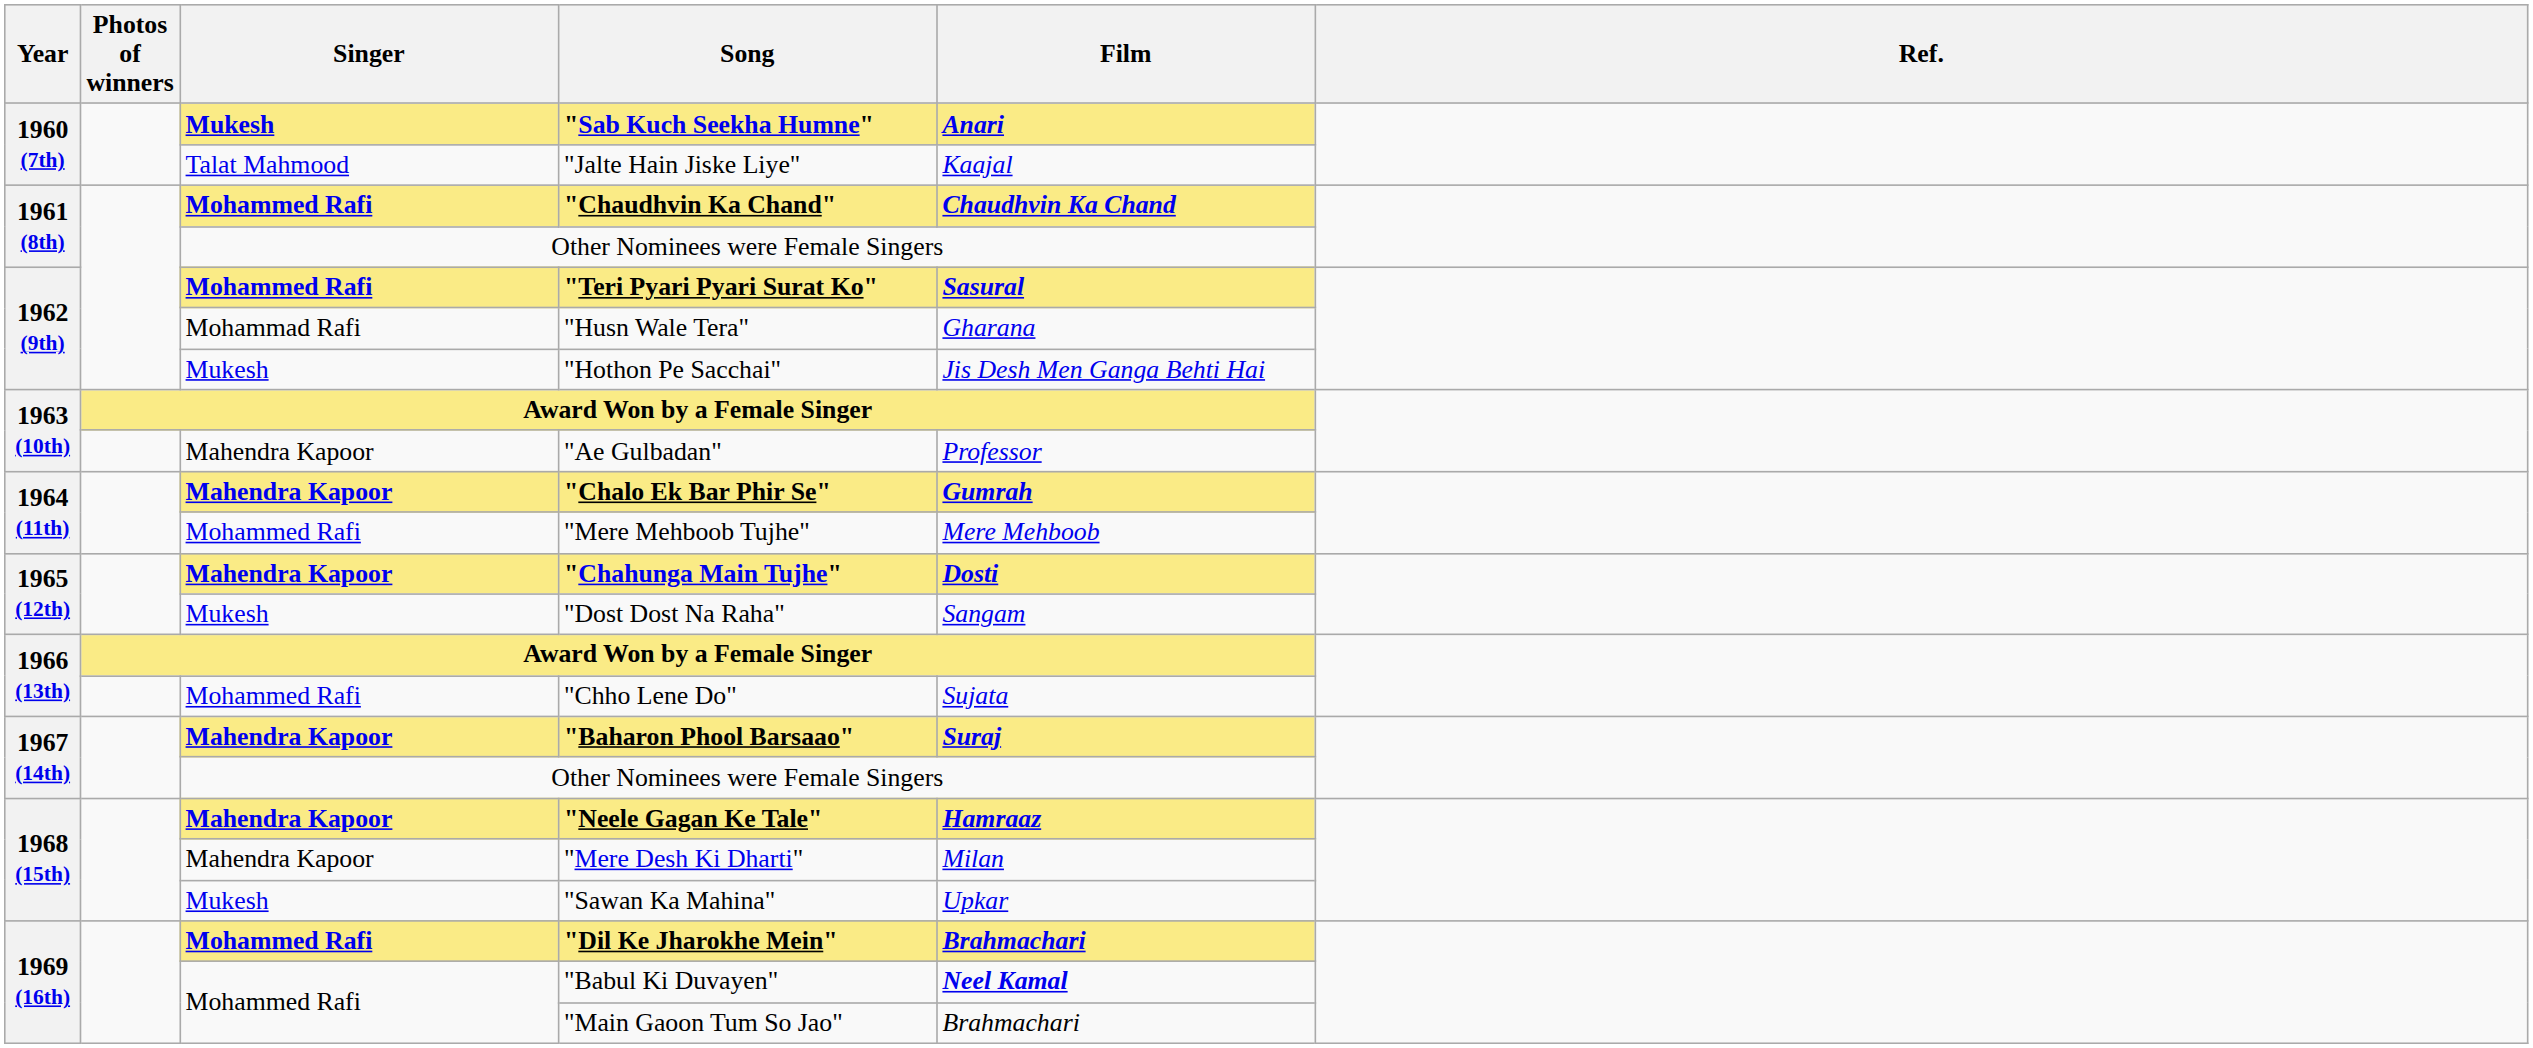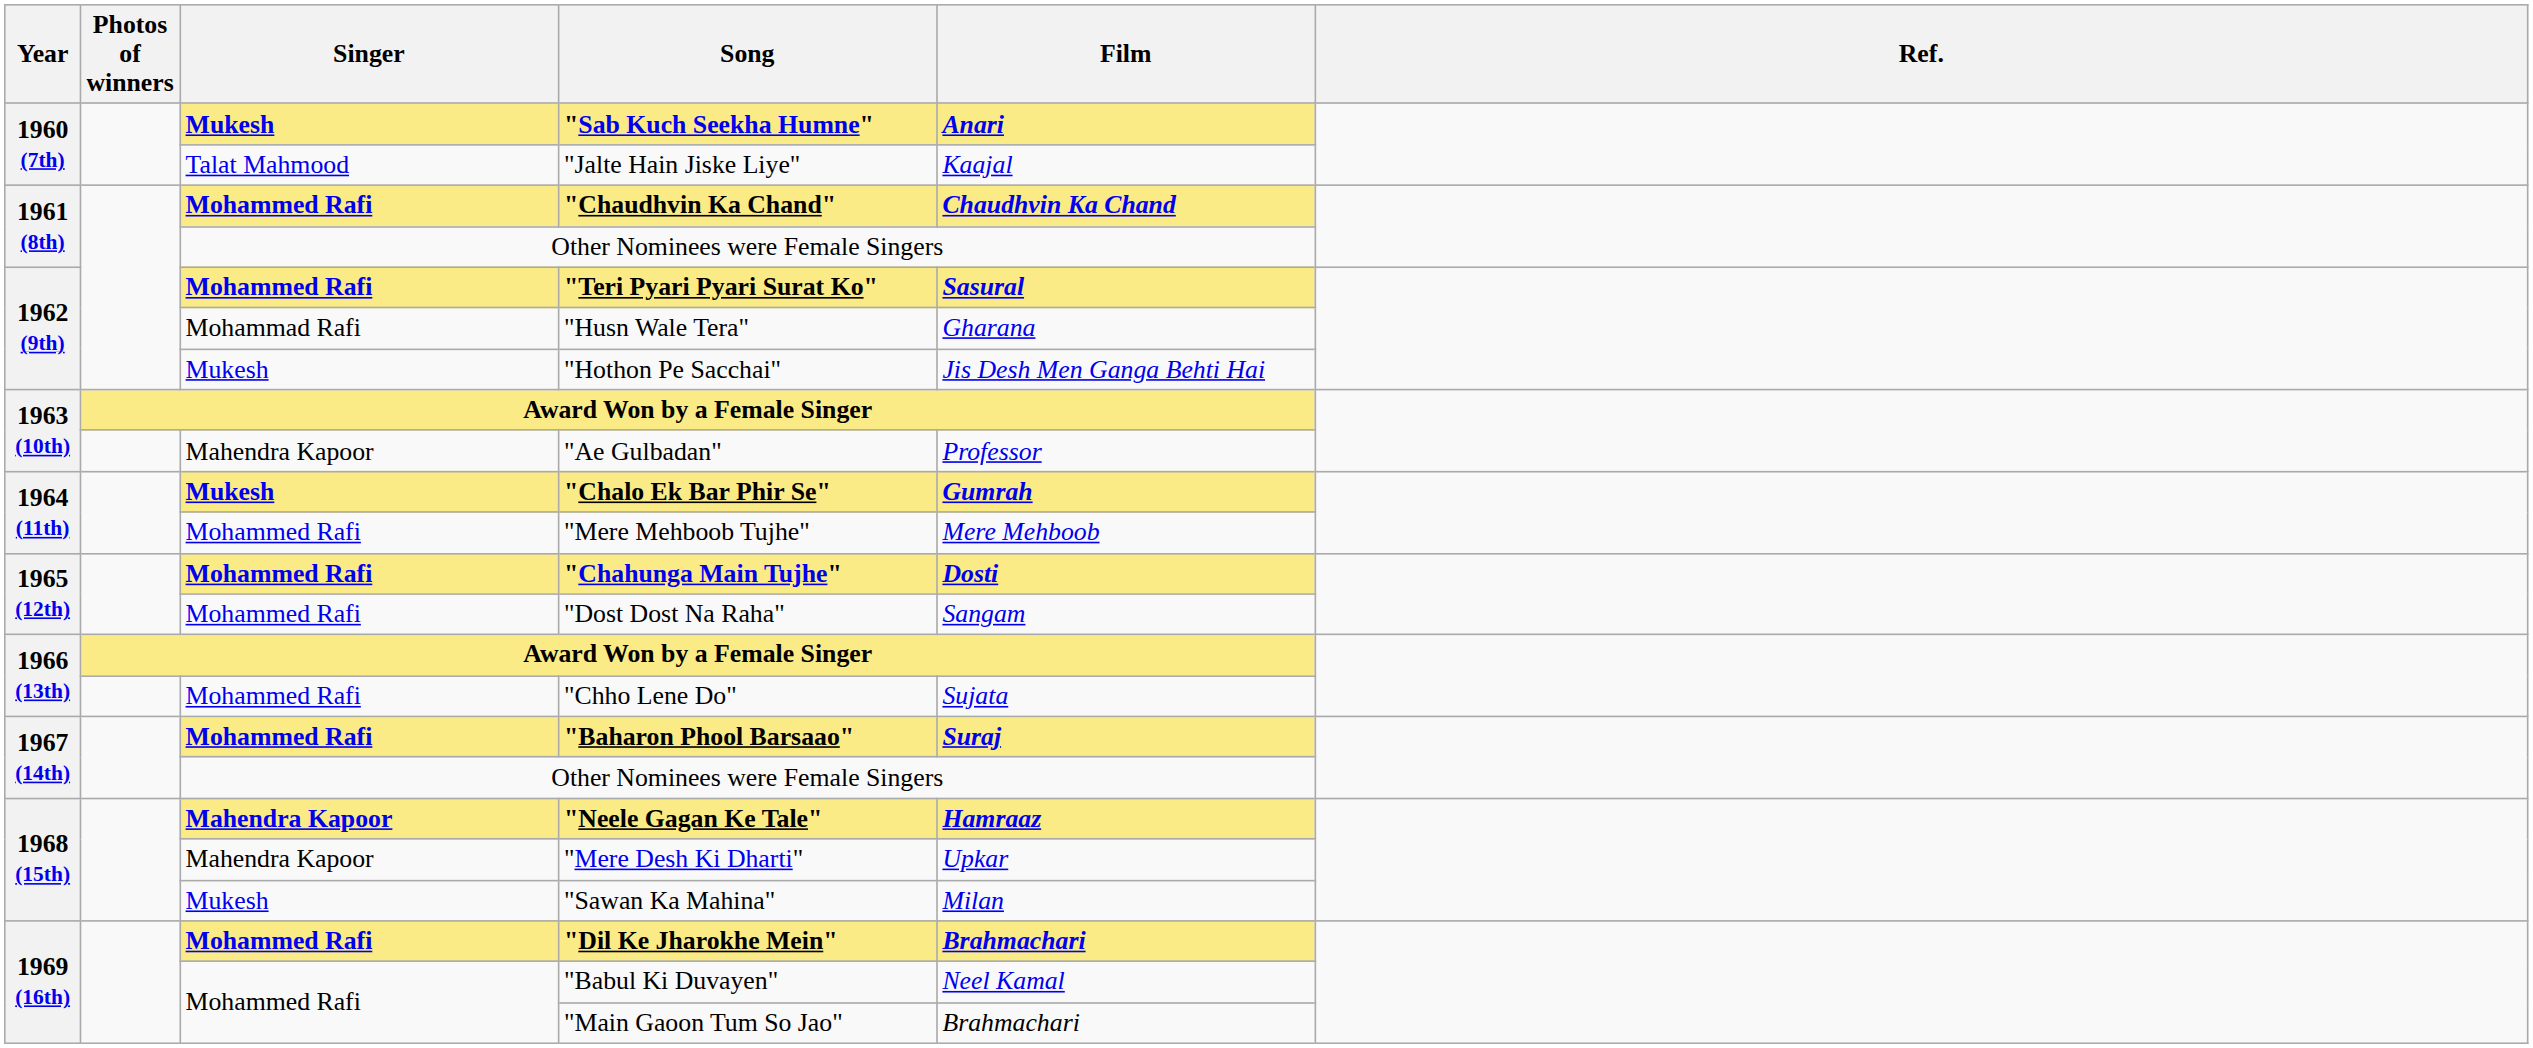(289, 491) Mahendra Kapoor -> (230, 491) Mukesh
(289, 573) Mahendra Kapoor -> (279, 573) Mohammed Rafi
(227, 613) Mukesh -> (273, 613) Mohammed Rafi
(289, 736) Mahendra Kapoor -> (279, 736) Mohammed Rafi
(973, 859) Milan -> (975, 859) Upkar
(975, 899) Upkar -> (973, 899) Milan
(1005, 981) bold -> (1004, 981) normal
